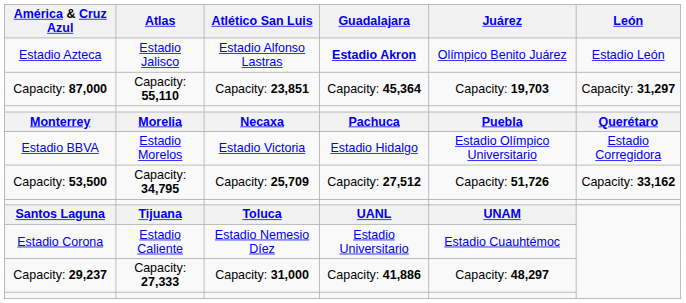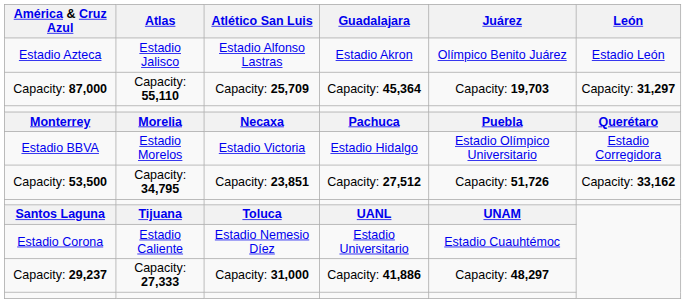(374, 55) bold -> (374, 55) normal
(262, 89) Capacity: 23,851 -> (262, 89) Capacity: 25,709
(262, 182) Capacity: 25,709 -> (262, 182) Capacity: 23,851
